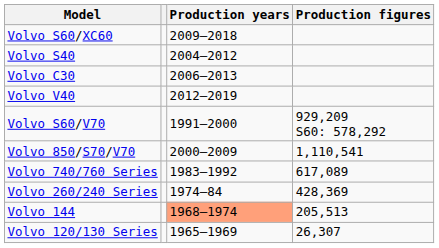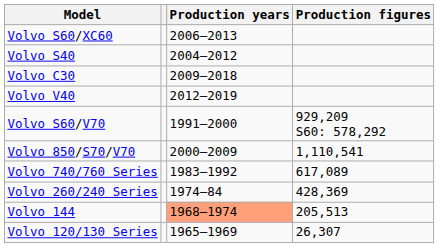(203, 35) 2009–2018 -> (203, 35) 2006–2013
(203, 76) 2006–2013 -> (203, 76) 2009–2018
